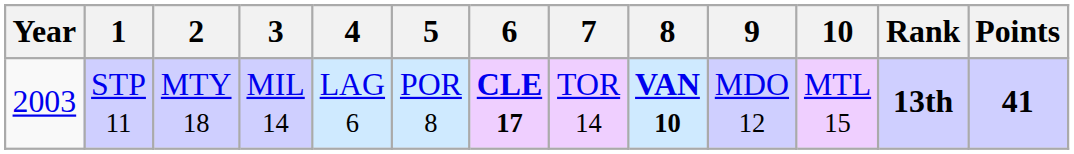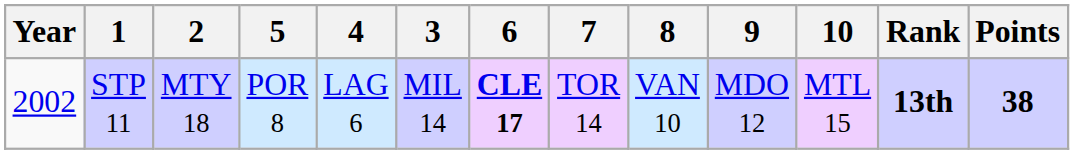columns swapped: (276, 31) <-> (431, 31)
(44, 102) 2003 -> (44, 102) 2002
(667, 102) bold -> (667, 102) normal
(1018, 102) 41 -> (1018, 102) 38
